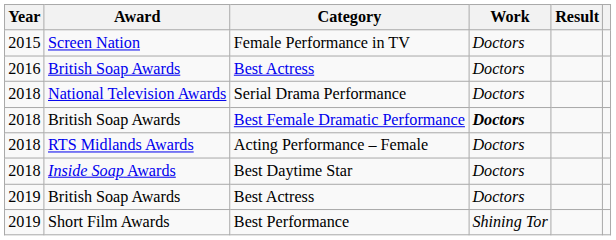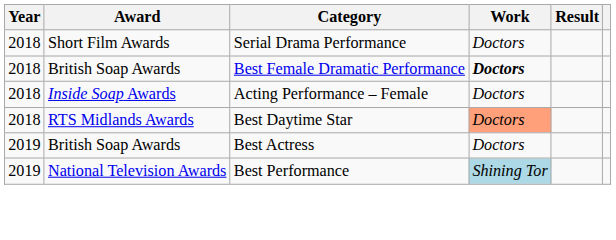- row: (24, 42)
- row: (24, 68)
(137, 94) National Television Awards -> (109, 42) Short Film Awards
(121, 145) RTS Midlands Awards -> (112, 94) Inside Soap Awards
(112, 171) Inside Soap Awards -> (121, 119) RTS Midlands Awards
(498, 171) no background -> (498, 119) lightsalmon background
(109, 222) Short Film Awards -> (137, 171) National Television Awards
(510, 222) no background -> (510, 171) lightblue background
